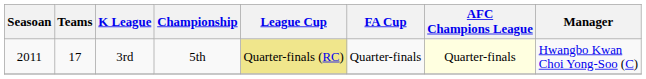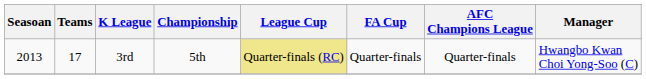(29, 56) 2011 -> (29, 56) 2013
(480, 56) lightyellow background -> (480, 56) no background
